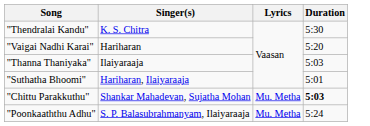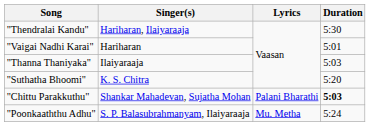(125, 29) K. S. Chitra -> (145, 29) Hariharan, Ilaiyaraaja
(314, 46) 5:20 -> (332, 46) 5:01
(145, 80) Hariharan, Ilaiyaraaja -> (125, 80) K. S. Chitra
(314, 80) 5:01 -> (332, 80) 5:20
(278, 97) Mu. Metha -> (287, 97) Palani Bharathi
